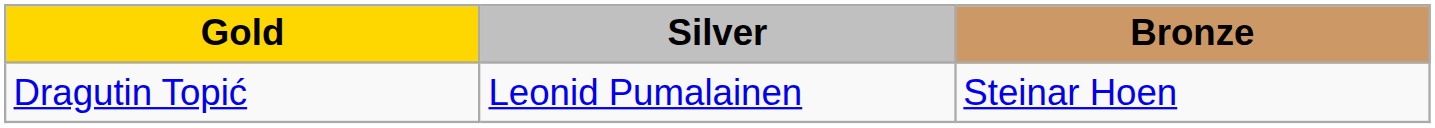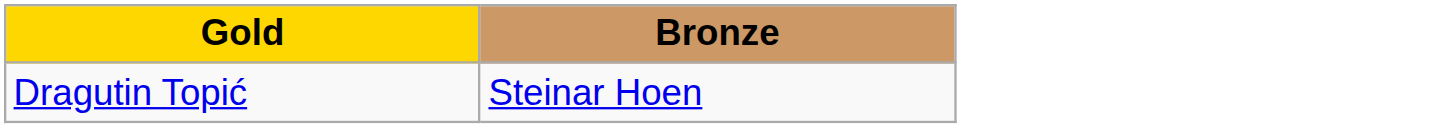- column: (717, 33)
